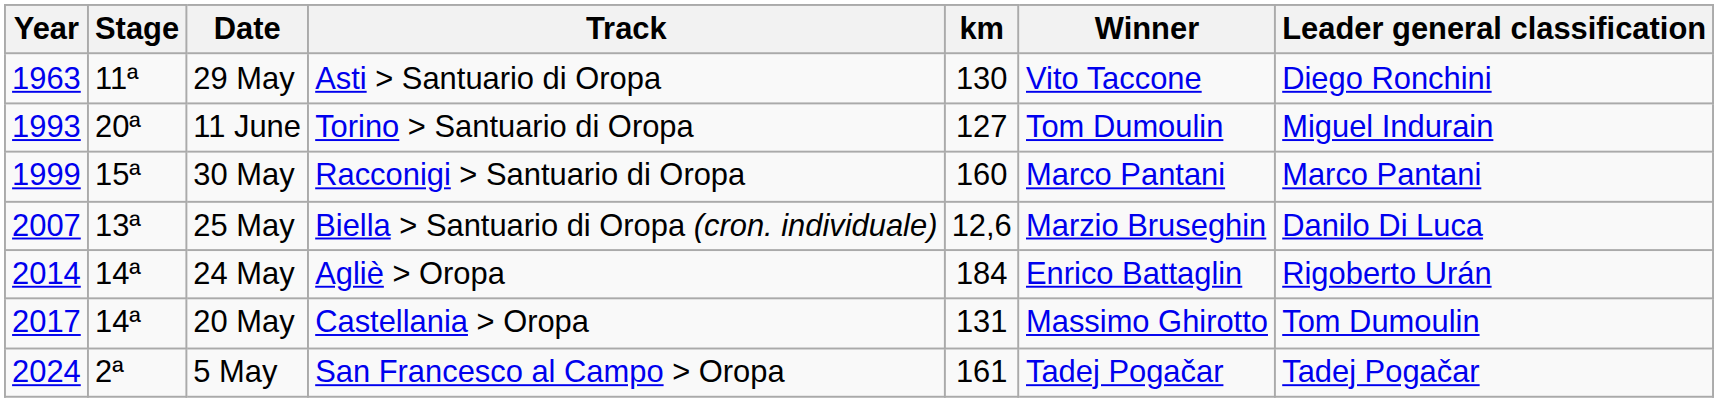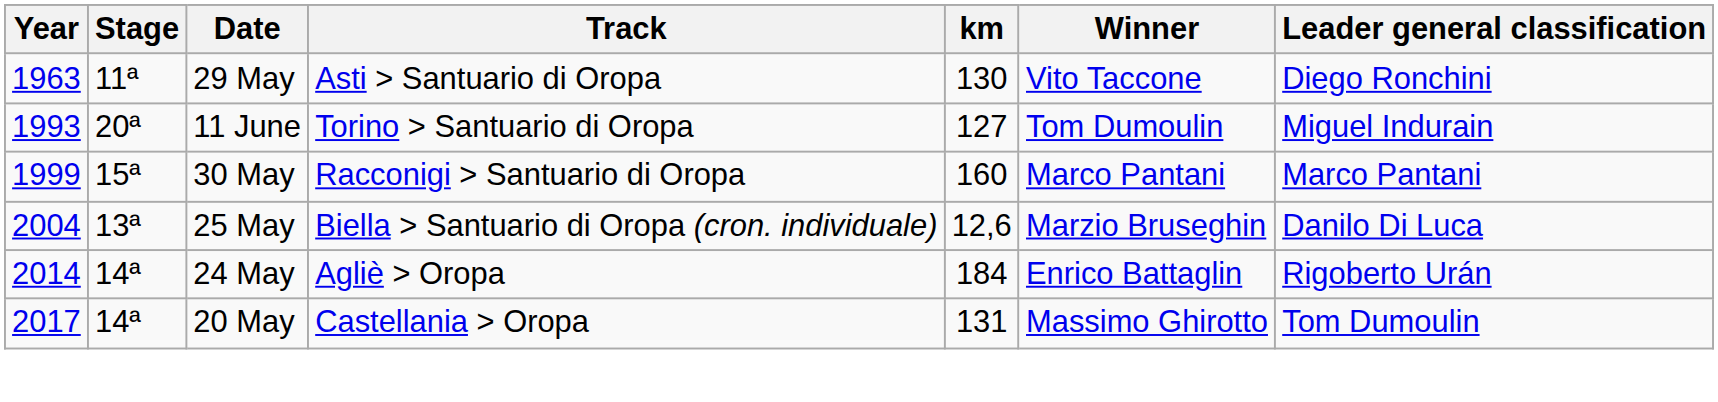(46, 224) 2007 -> (46, 224) 2004
- row: (235, 371)
